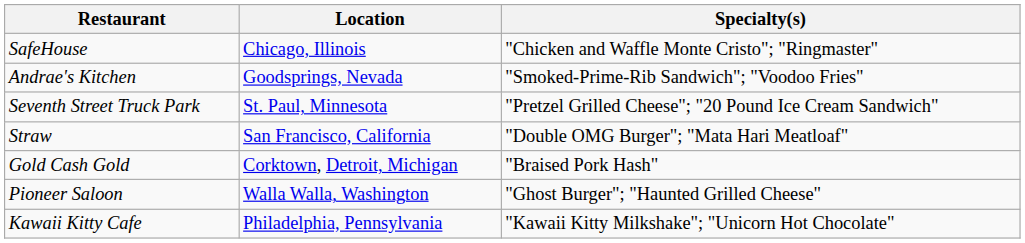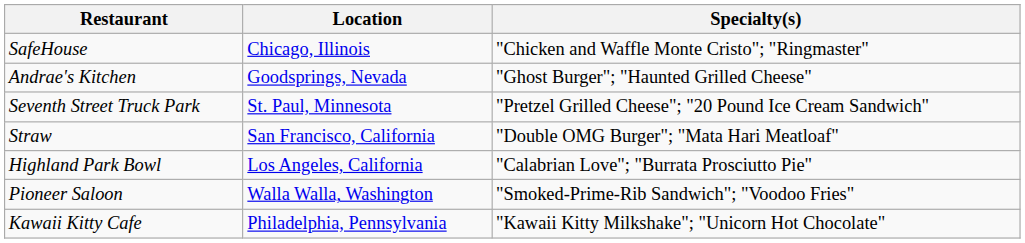(684, 77) "Smoked-Prime-Rib Sandwich"; "Voodoo Fries" -> (654, 77) "Ghost Burger"; "Haunted Grilled Cheese"
+ row: (85, 164)
- row: (69, 164)
(663, 194) "Ghost Burger"; "Haunted Grilled Cheese" -> (675, 194) "Smoked-Prime-Rib Sandwich"; "Voodoo Fries"
